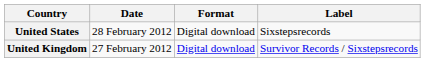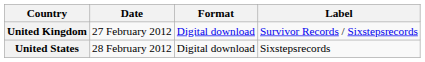rows swapped: (47, 48) <-> (47, 31)
